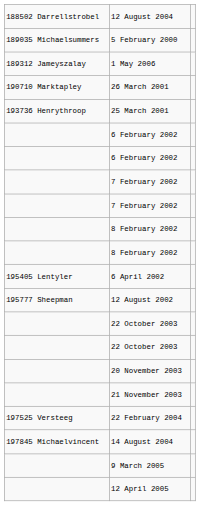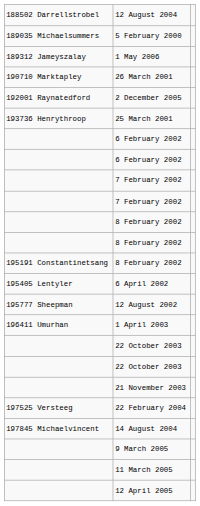+ row: (48, 98)
+ row: (57, 263)
+ row: (37, 325)
- row: (57, 371)
+ row: (59, 470)
